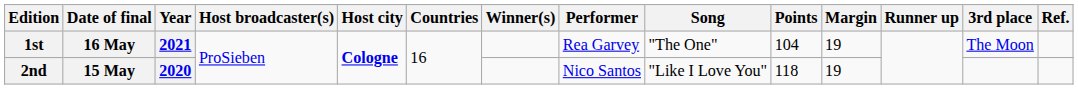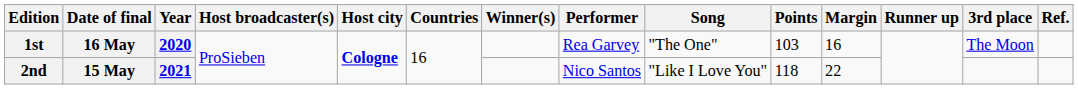(175, 44) 2021 -> (175, 44) 2020
(787, 44) 104 -> (787, 44) 103
(833, 44) 19 -> (833, 44) 16
(175, 71) 2020 -> (175, 71) 2021
(833, 71) 19 -> (833, 71) 22
